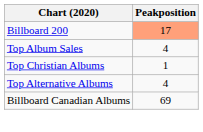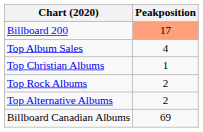+ row: (47, 83)
(166, 83) 4 -> (166, 100) 2
